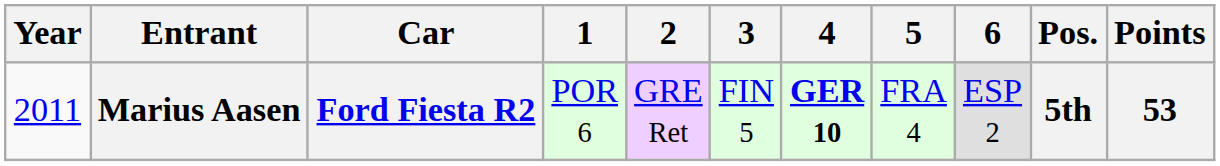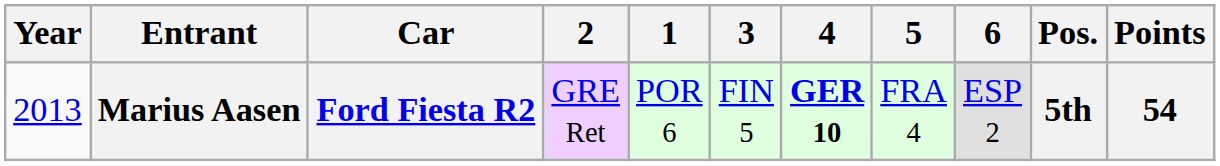columns swapped: (585, 33) <-> (668, 33)
(47, 109) 2011 -> (47, 109) 2013
(1160, 109) 53 -> (1160, 109) 54
